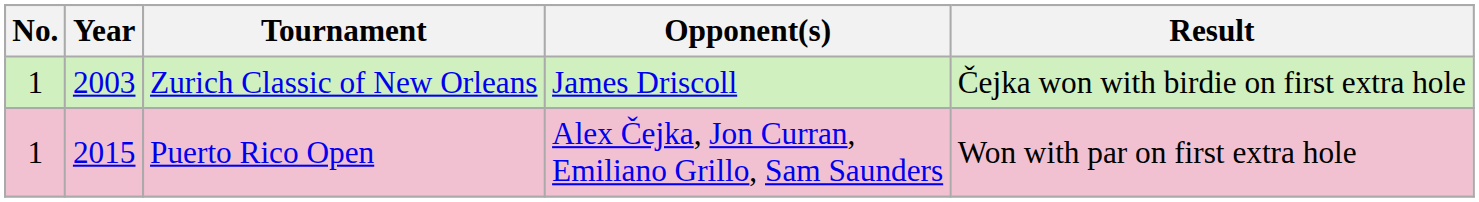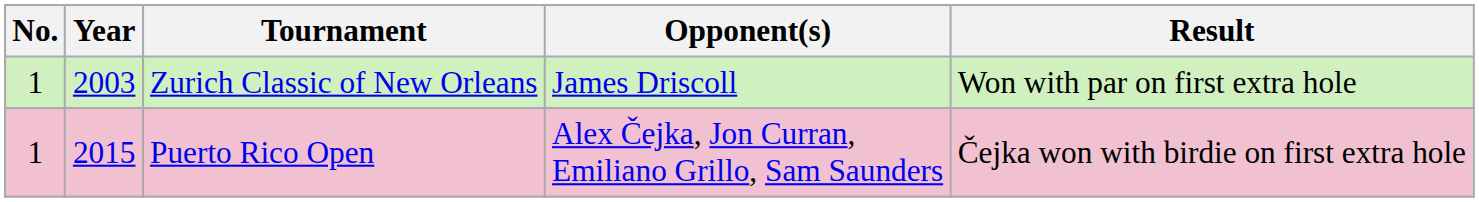(1212, 82) Čejka won with birdie on first extra hole -> (1157, 82) Won with par on first extra hole
(1157, 152) Won with par on first extra hole -> (1212, 152) Čejka won with birdie on first extra hole
